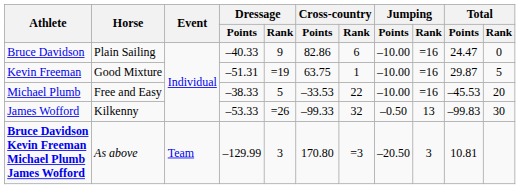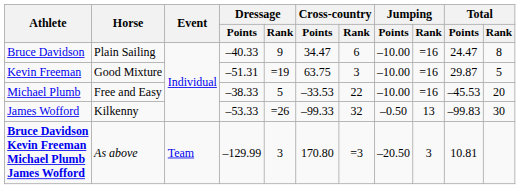(317, 53) 82.86 -> (317, 53) 34.47
(499, 53) 0 -> (499, 53) 8
(357, 72) 1 -> (357, 72) 3
